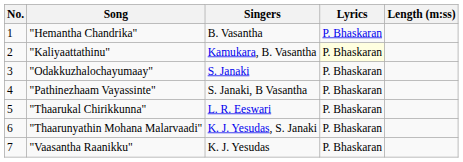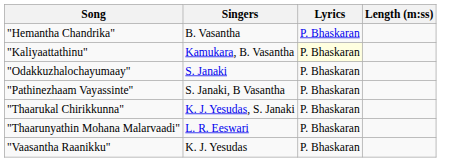- column: (16, 14)
(239, 109) L. R. Eeswari -> (240, 109) K. J. Yesudas, S. Janaki
(262, 128) K. J. Yesudas, S. Janaki -> (217, 128) L. R. Eeswari
